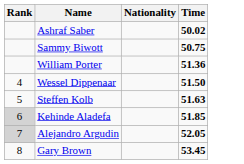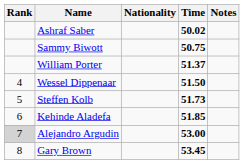+ column: (223, 13)
(193, 64) 51.36 -> (193, 64) 51.37
(193, 99) 51.63 -> (193, 99) 51.73
(20, 116) lightgrey background -> (20, 116) no background
(193, 133) 52.05 -> (193, 133) 53.00
